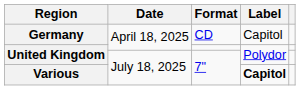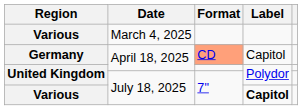+ row: (56, 34)
(204, 34) no background -> (206, 54) lightsalmon background
